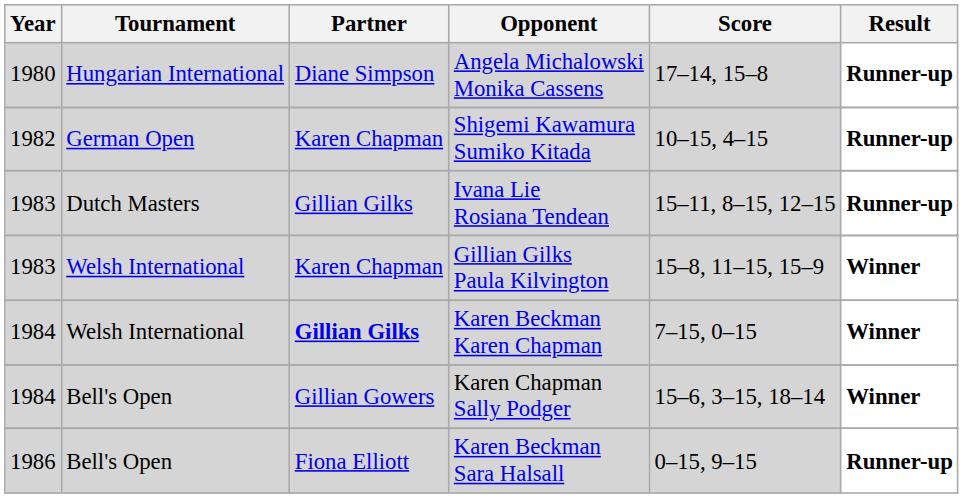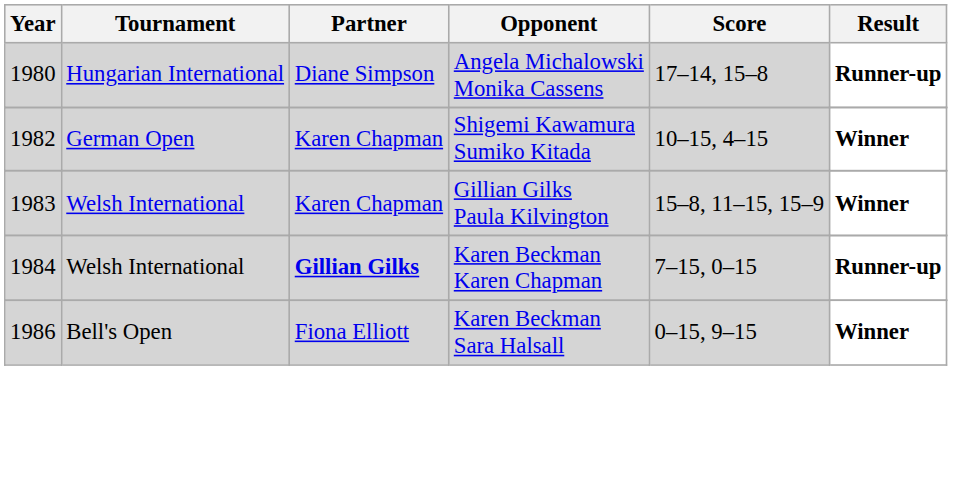(900, 138) Runner-up -> (872, 138) Winner
- row: (531, 203)
(883, 332) Winner -> (888, 267) Runner-up
- row: (528, 396)
(900, 460) Runner-up -> (872, 332) Winner
